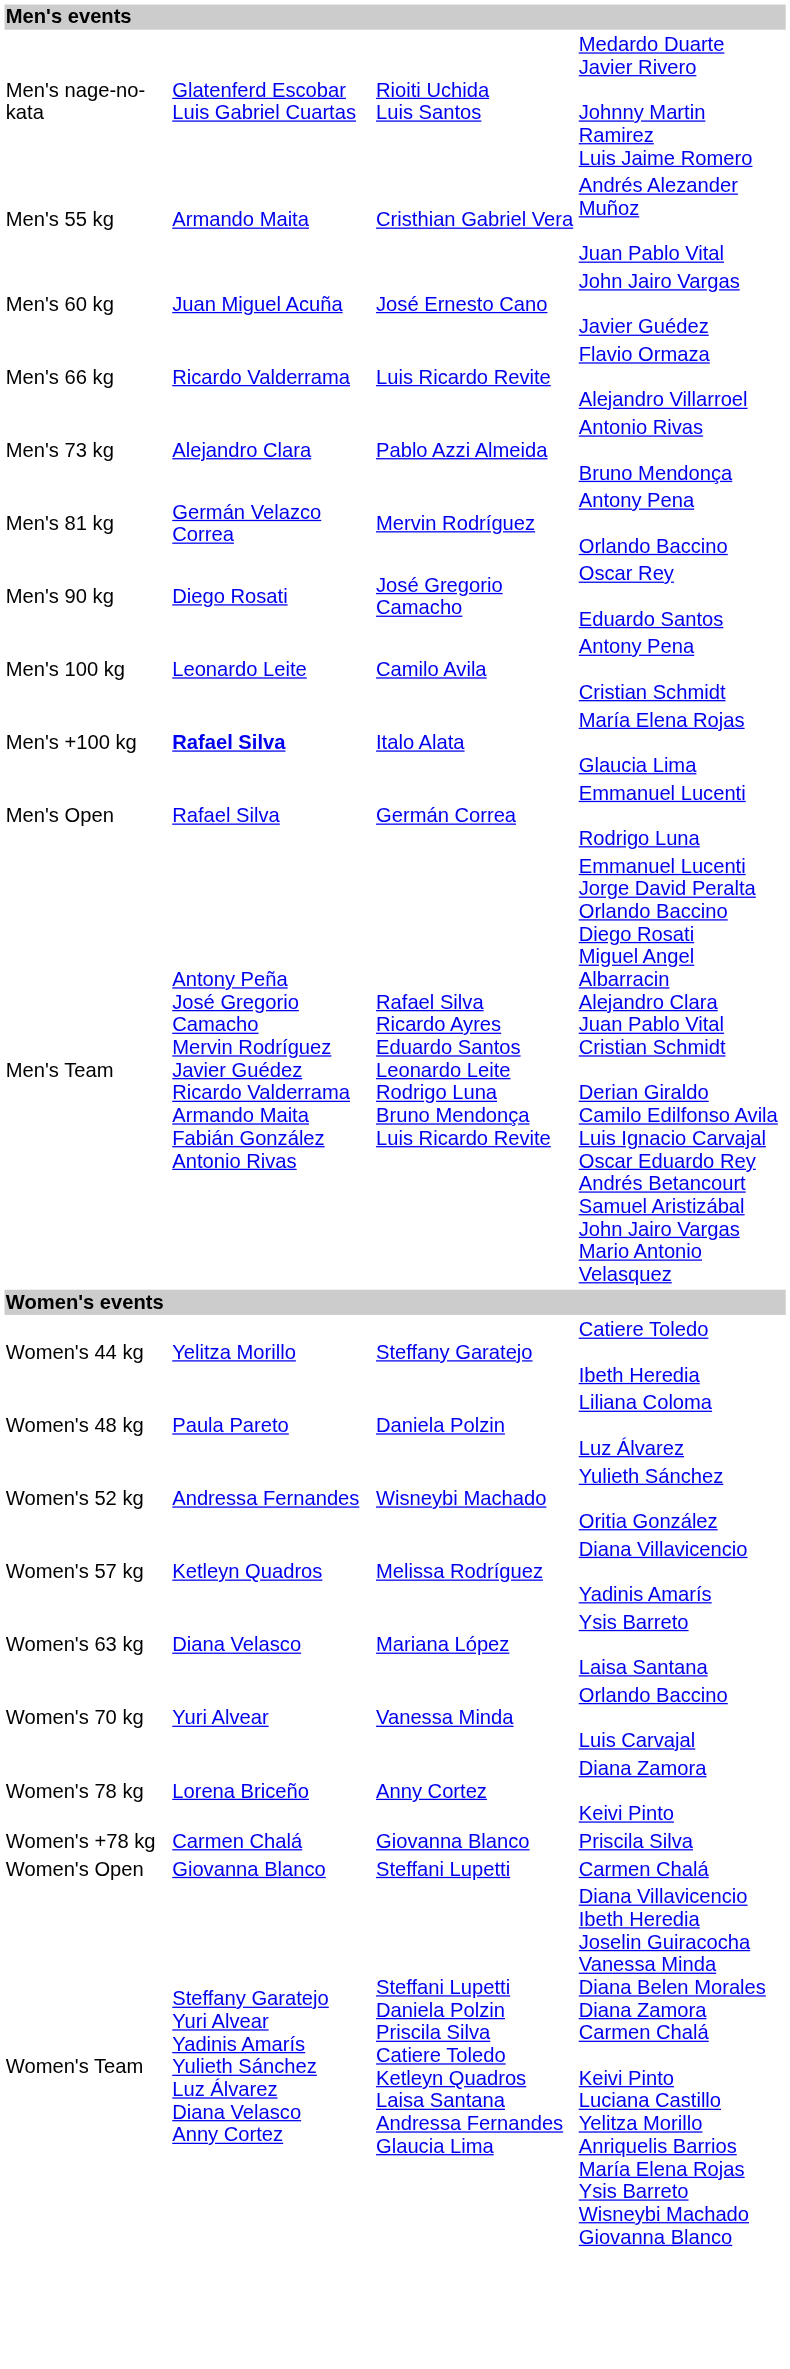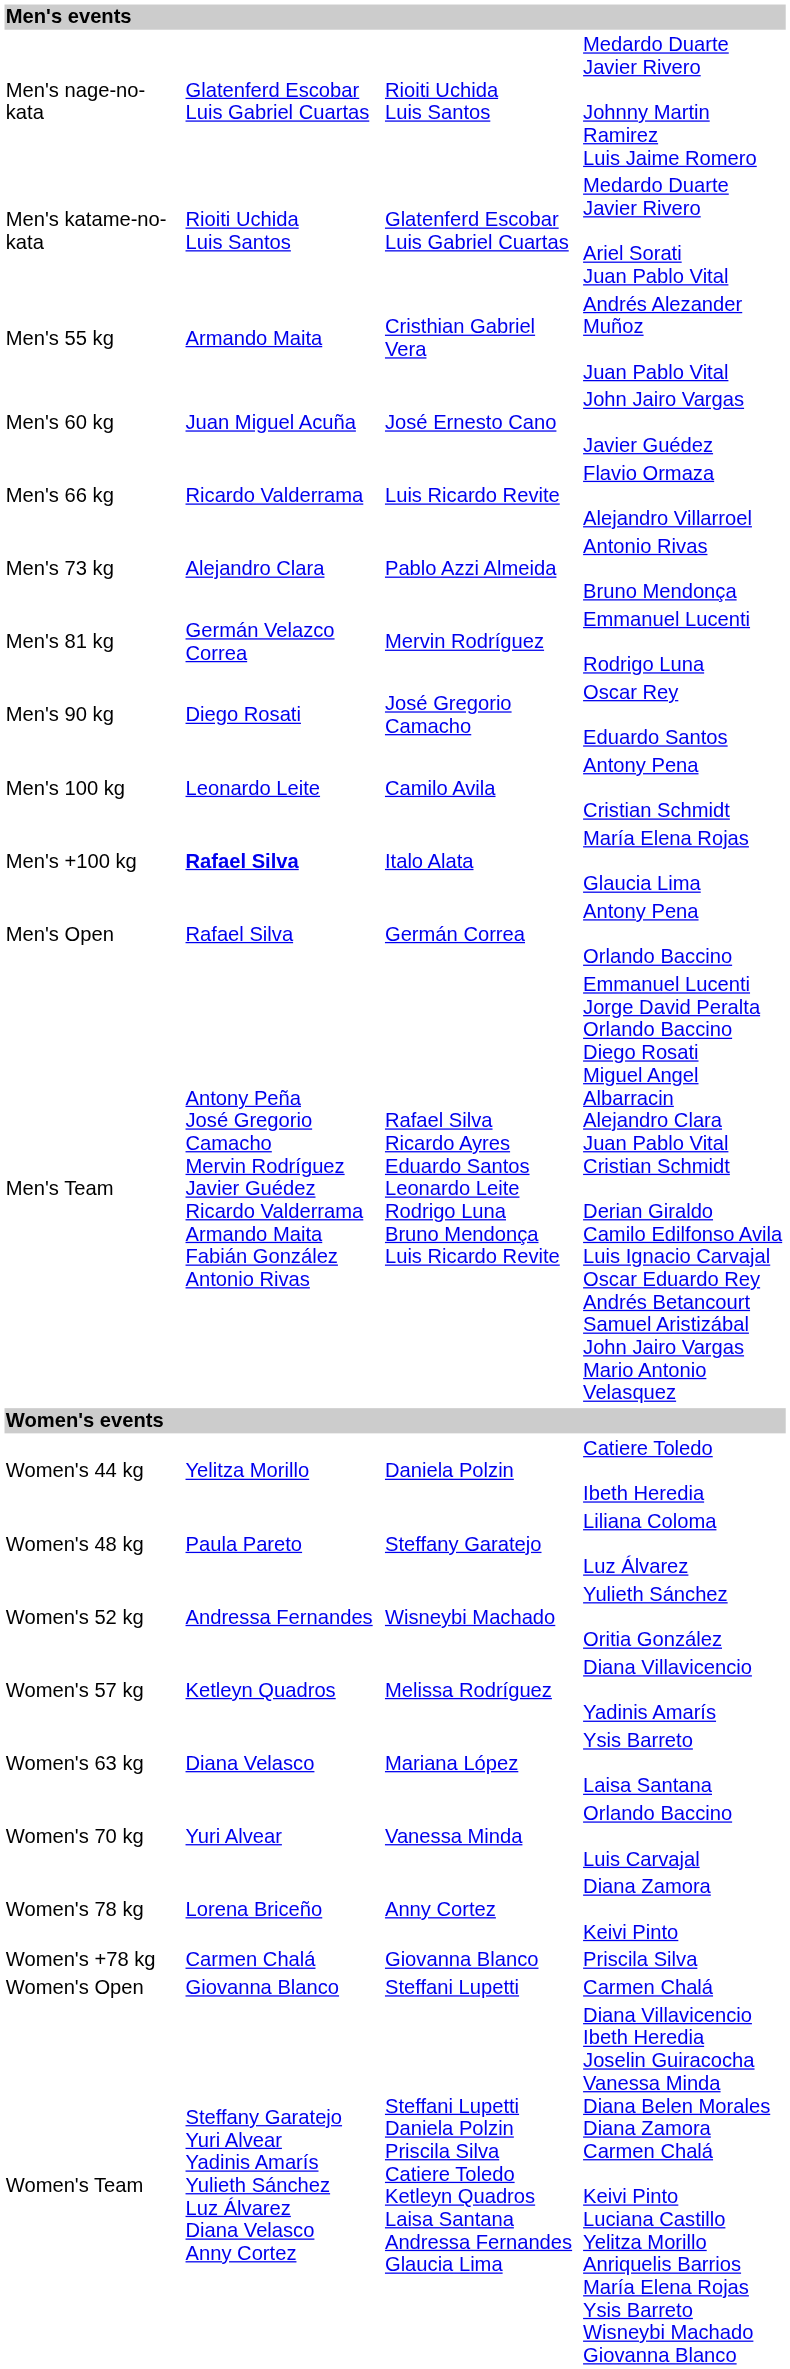+ row: (86, 231)
(653, 523) Antony Pena Orlando Baccino -> (667, 641) Emmanuel Lucenti Rodrigo Luna
(662, 815) Emmanuel Lucenti Rodrigo Luna -> (658, 934) Antony Pena Orlando Baccino
(454, 1352) Steffany Garatejo -> (449, 1471) Daniela Polzin
(440, 1425) Daniela Polzin -> (463, 1544) Steffany Garatejo
